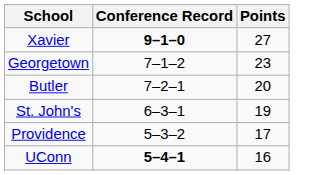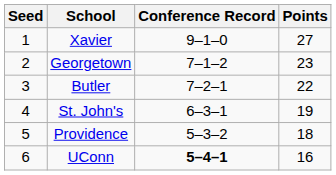+ column: (26, 16)
(164, 39) bold -> (207, 39) normal
(263, 87) 20 -> (305, 87) 22
(263, 134) 17 -> (305, 134) 18
